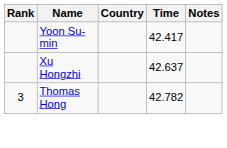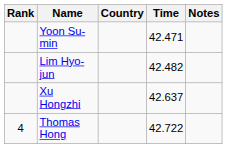(166, 37) 42.417 -> (166, 37) 42.471
+ row: (62, 67)
(21, 98) 3 -> (21, 128) 4
(166, 98) 42.782 -> (166, 128) 42.722
